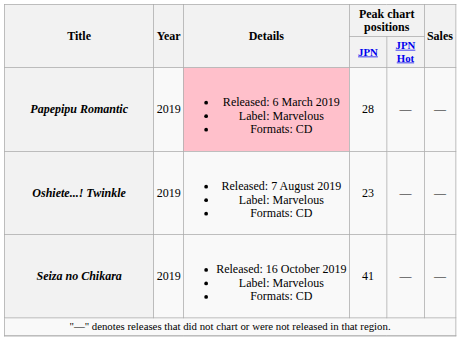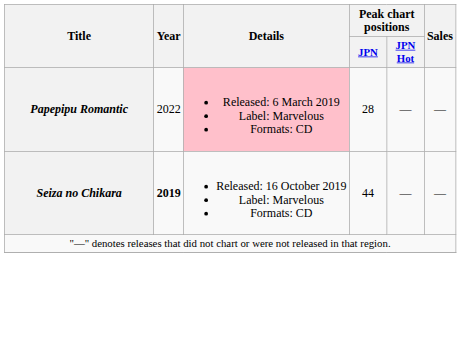(169, 109) 2019 -> (169, 109) 2022
- row: (79, 192)
(169, 276) normal -> (169, 192) bold
(368, 276) 41 -> (368, 192) 44
